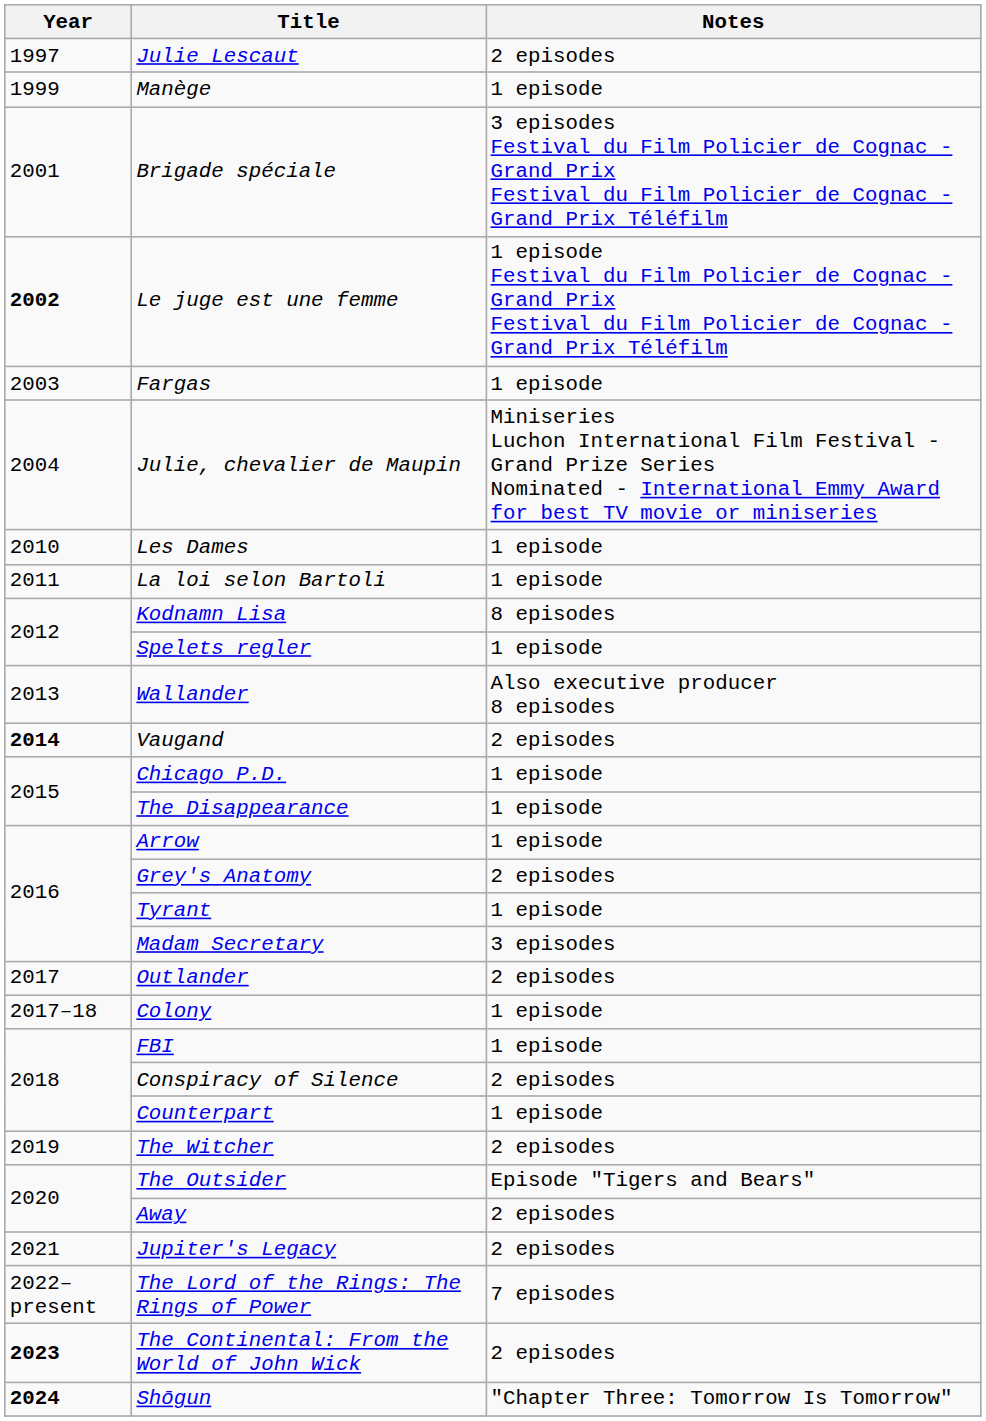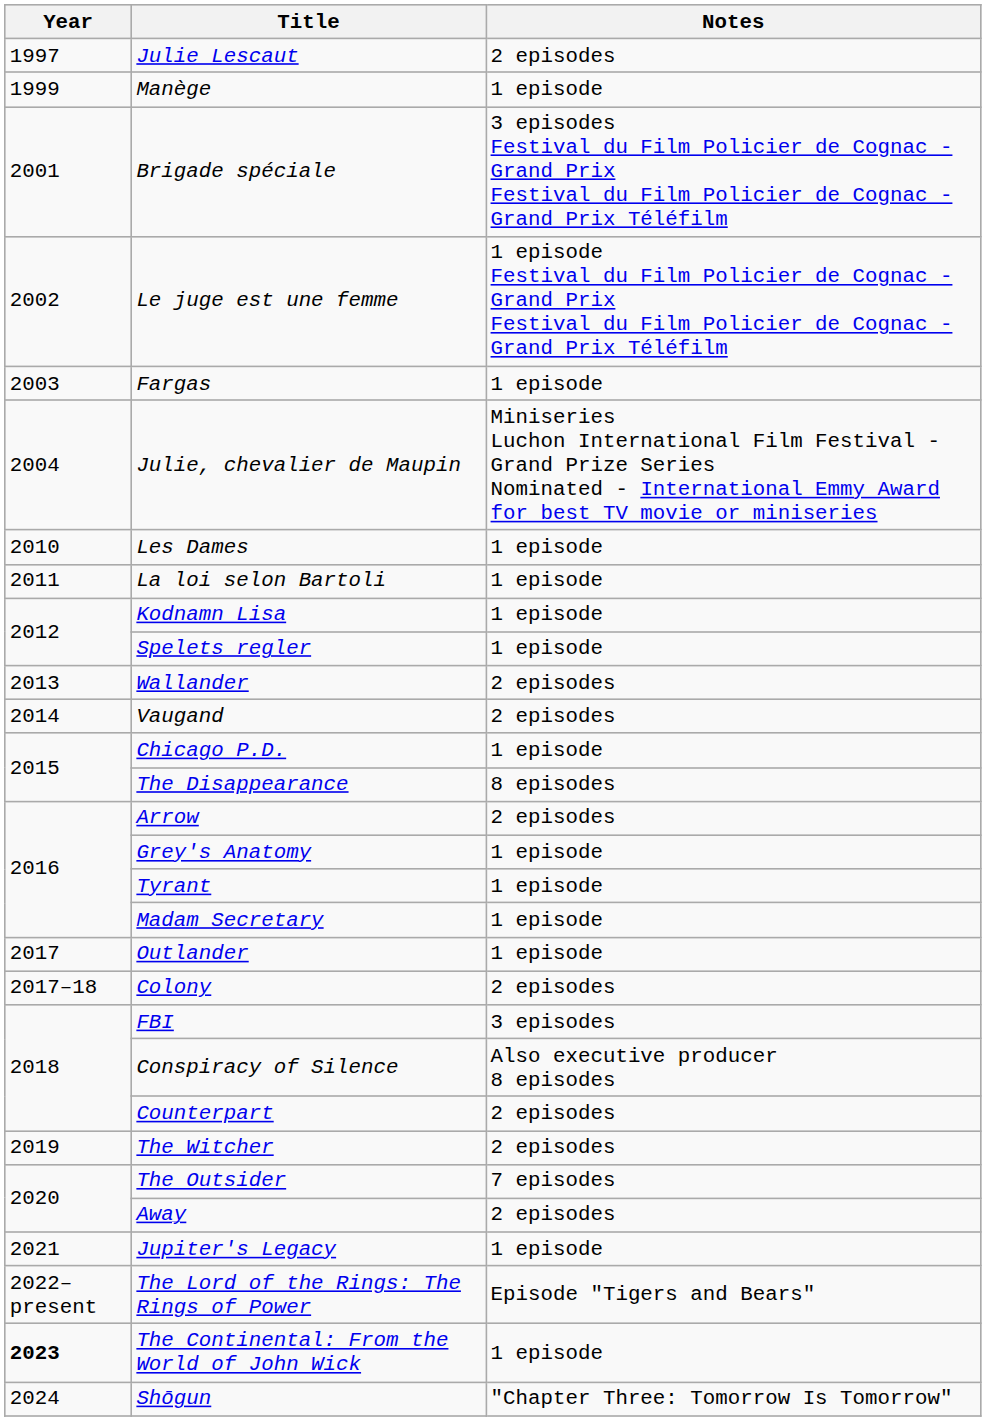(35, 301) bold -> (35, 301) normal
(553, 615) 8 episodes -> (547, 615) 1 episode
(634, 695) Also executive producer 8 episodes -> (553, 683) 2 episodes
(35, 741) bold -> (35, 717) normal
(547, 808) 1 episode -> (553, 784) 8 episodes
(547, 842) 1 episode -> (553, 818) 2 episodes
(553, 876) 2 episodes -> (547, 852) 1 episode
(553, 944) 3 episodes -> (547, 920) 1 episode
(553, 978) 2 episodes -> (547, 954) 1 episode
(547, 1012) 1 episode -> (553, 988) 2 episodes
(547, 1046) 1 episode -> (553, 1022) 3 episodes
(553, 1080) 2 episodes -> (634, 1068) Also executive producer 8 episodes
(547, 1113) 1 episode -> (553, 1113) 2 episodes
(653, 1181) Episode "Tigers and Bears" -> (553, 1181) 7 episodes
(553, 1249) 2 episodes -> (547, 1249) 1 episode
(553, 1295) 7 episodes -> (653, 1295) Episode "Tigers and Bears"
(553, 1353) 2 episodes -> (547, 1353) 1 episode
(35, 1399) bold -> (35, 1399) normal
